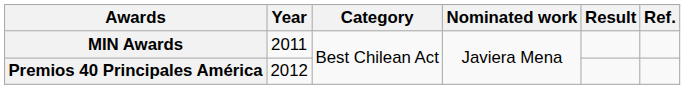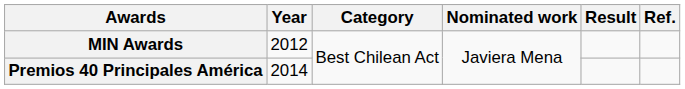(289, 44) 2011 -> (289, 44) 2012
(289, 71) 2012 -> (289, 71) 2014
